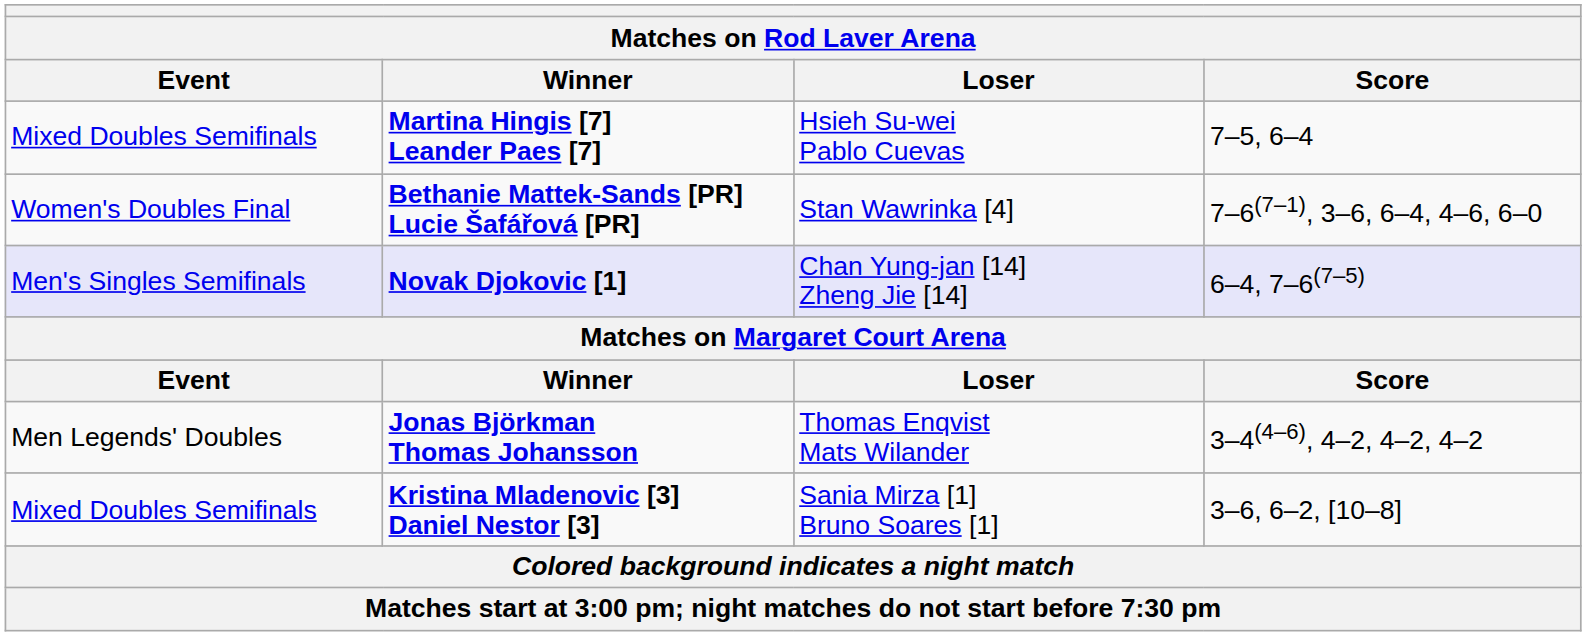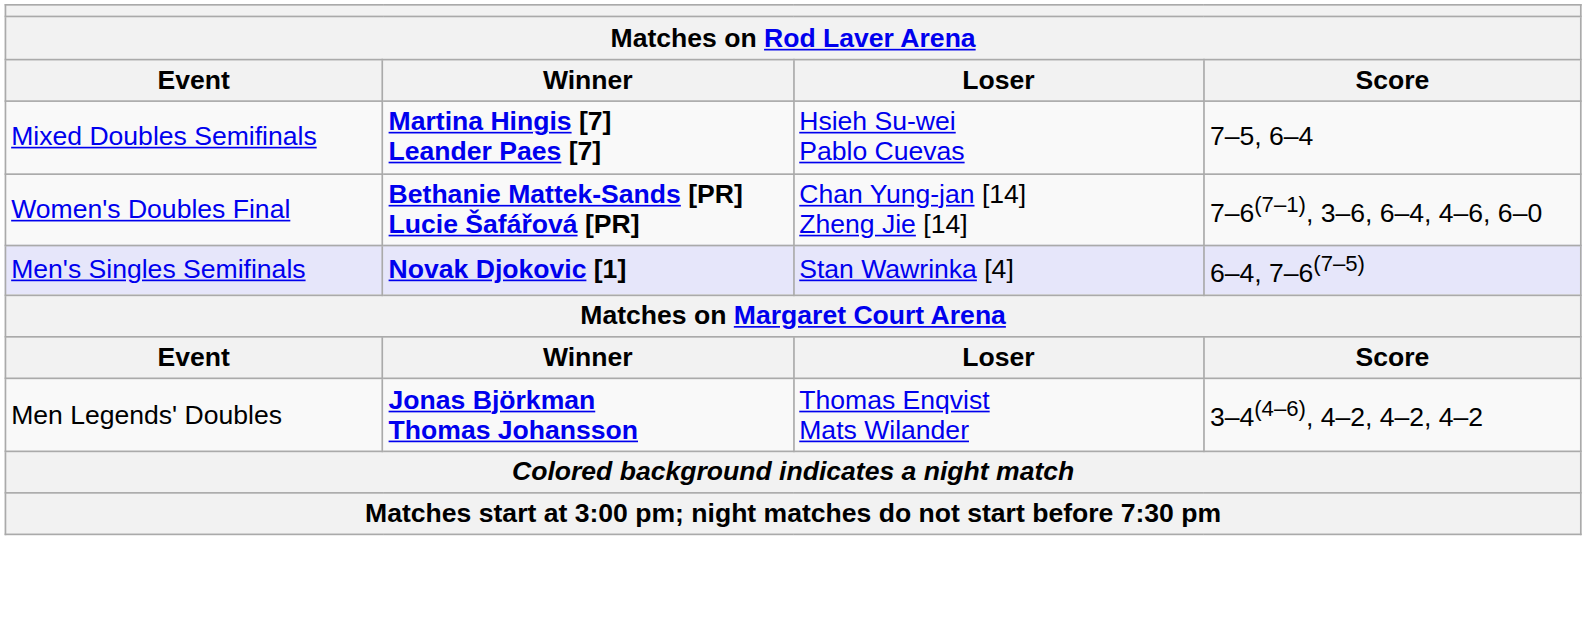(907, 208) Stan Wawrinka [4] -> (913, 208) Chan Yung-jan [14] Zheng Jie [14]
(913, 280) Chan Yung-jan [14] Zheng Jie [14] -> (907, 269) Stan Wawrinka [4]
- row: (534, 509)
